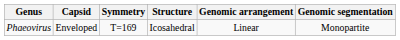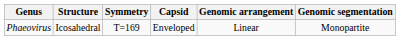columns swapped: (172, 12) <-> (76, 12)
